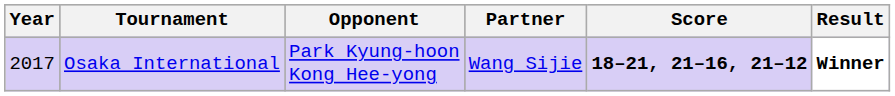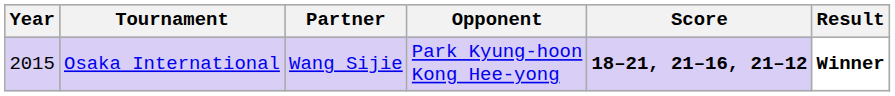columns swapped: (526, 20) <-> (374, 20)
(32, 64) 2017 -> (32, 64) 2015
